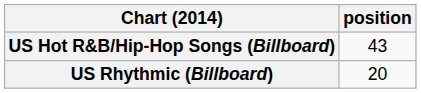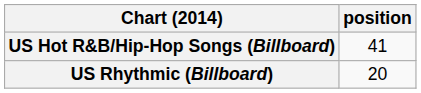(377, 46) 43 -> (377, 46) 41
